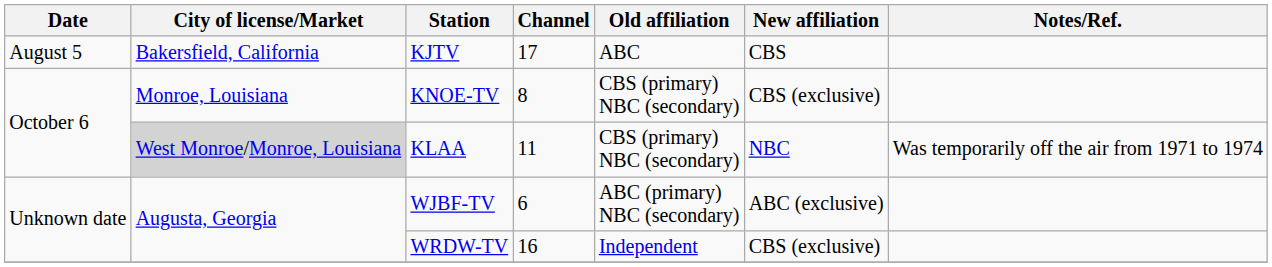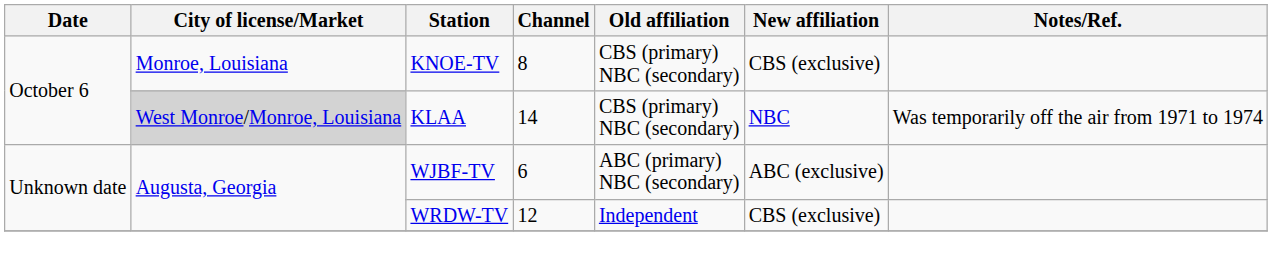- row: (435, 52)
(527, 149) 11 -> (527, 117) 14
(527, 246) 16 -> (527, 214) 12
